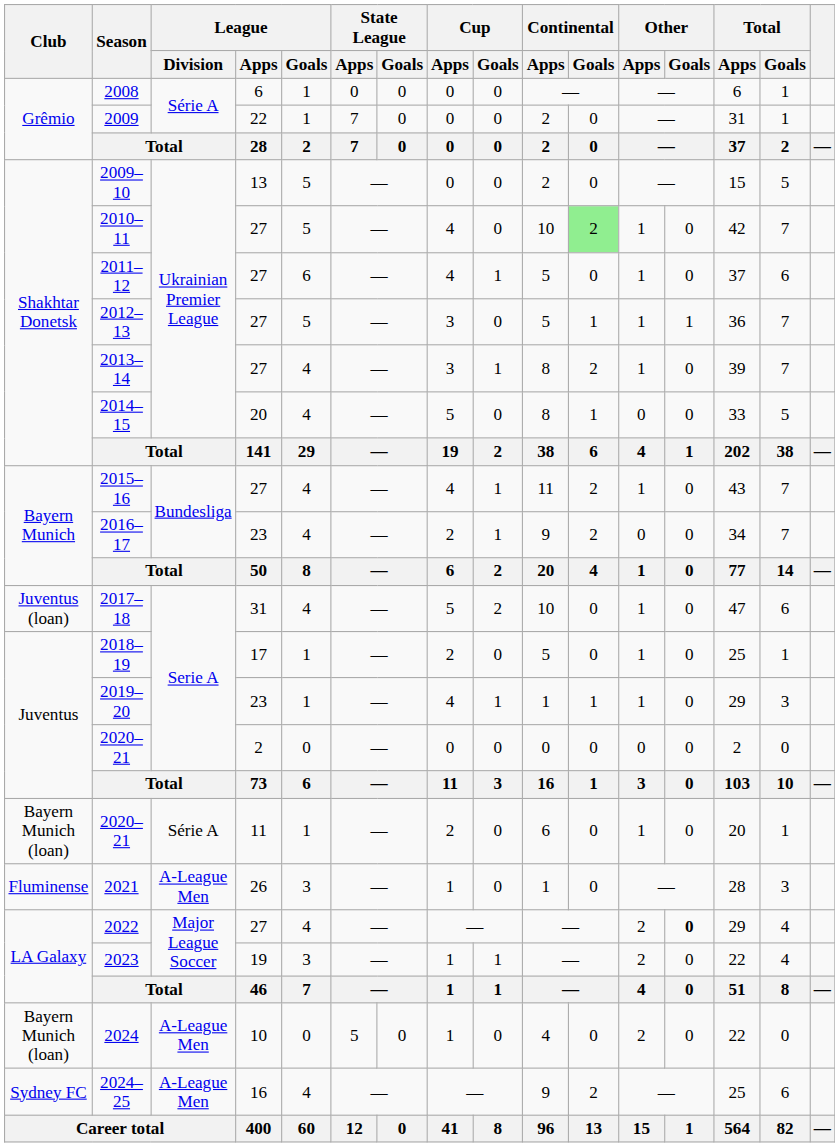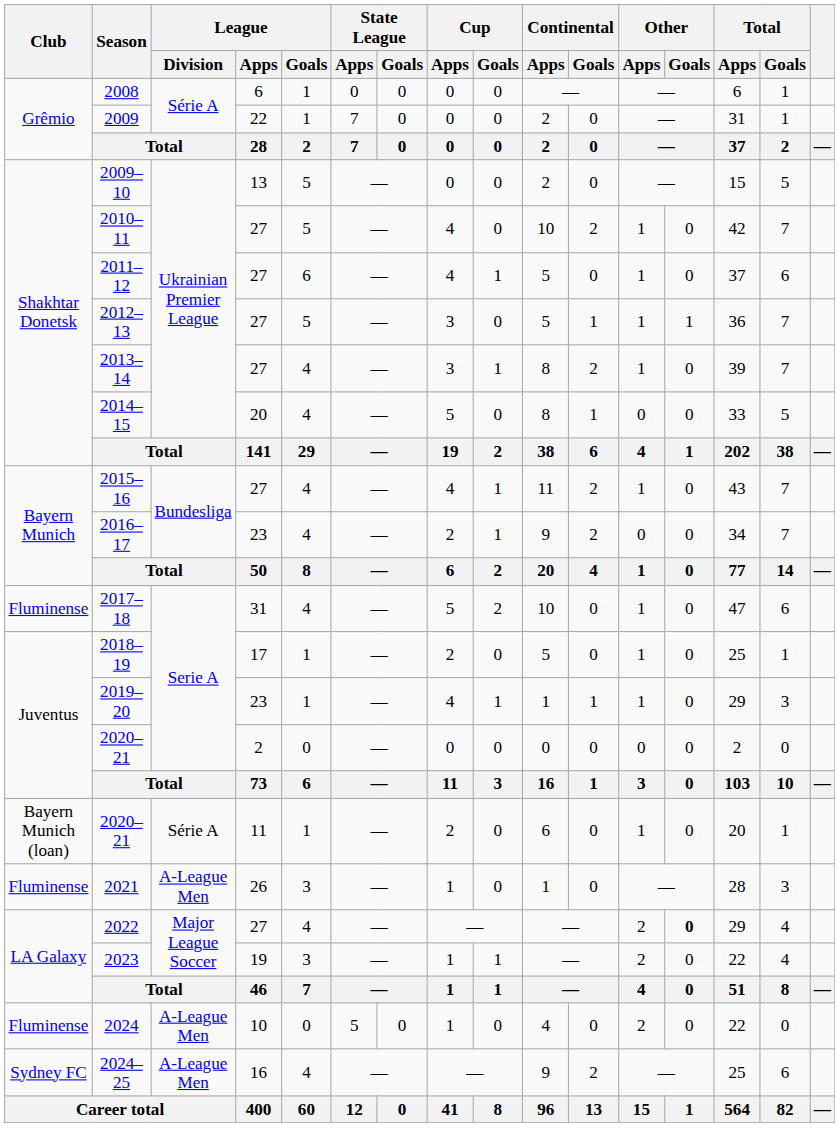(594, 229) lightgreen background -> (594, 229) no background
(48, 608) Juventus (loan) -> (48, 608) Fluminense
(48, 1035) Bayern Munich (loan) -> (48, 1026) Fluminense
